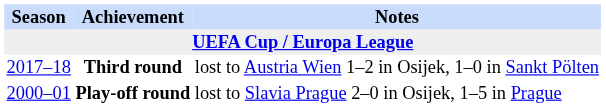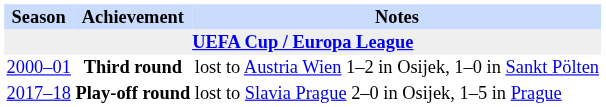(39, 67) 2017–18 -> (39, 67) 2000–01
(39, 92) 2000–01 -> (39, 92) 2017–18
